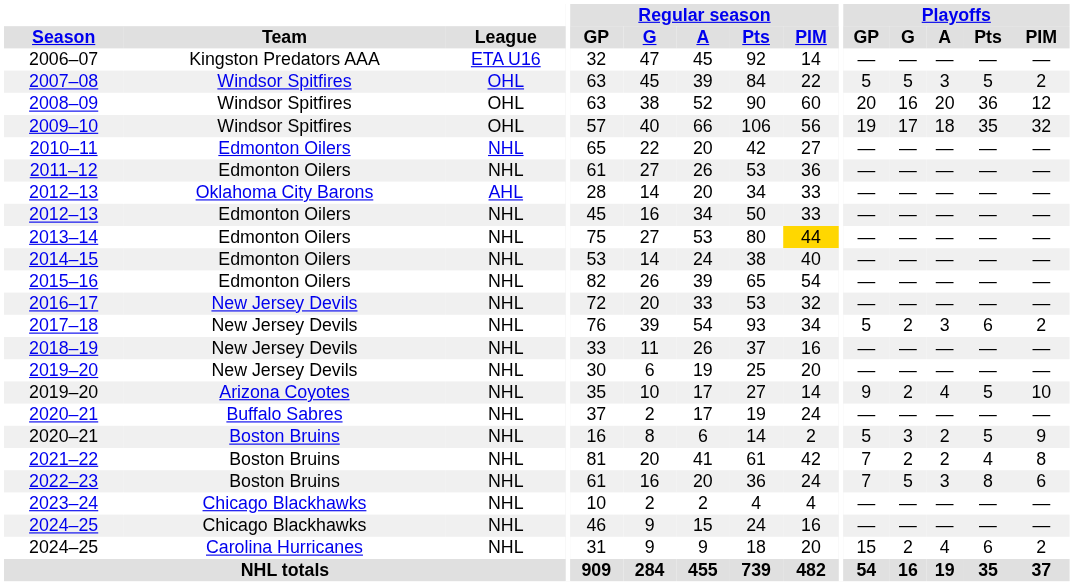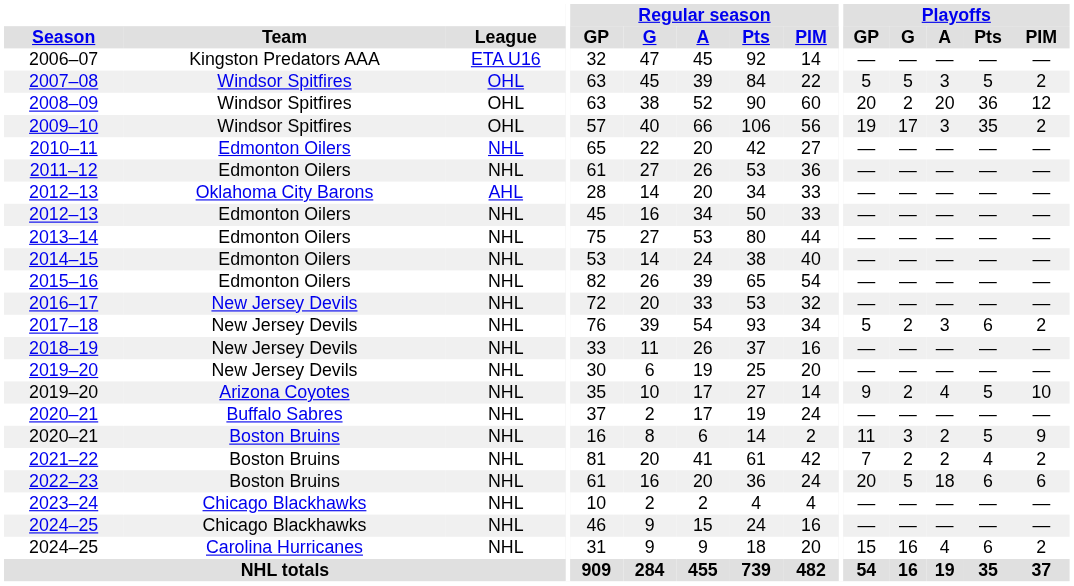(908, 103) 16 -> (908, 103) 2
(945, 126) 18 -> (945, 126) 3
(1041, 126) 32 -> (1041, 126) 2
(811, 237) gold background -> (811, 237) no background
(866, 436) 5 -> (866, 436) 11
(1041, 459) 8 -> (1041, 459) 2
(866, 481) 7 -> (866, 481) 20
(945, 481) 3 -> (945, 481) 18
(988, 481) 8 -> (988, 481) 6
(908, 547) 2 -> (908, 547) 16
